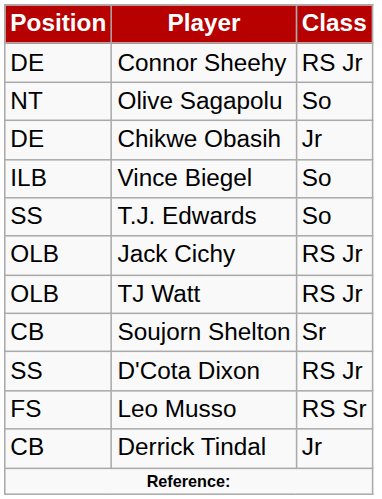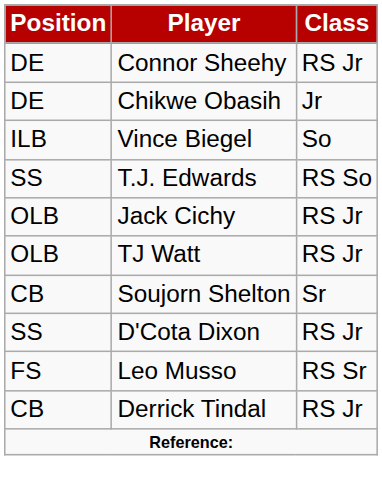- row: (200, 100)
(317, 216) So -> (337, 178) RS So
(312, 448) Jr -> (332, 409) RS Jr
